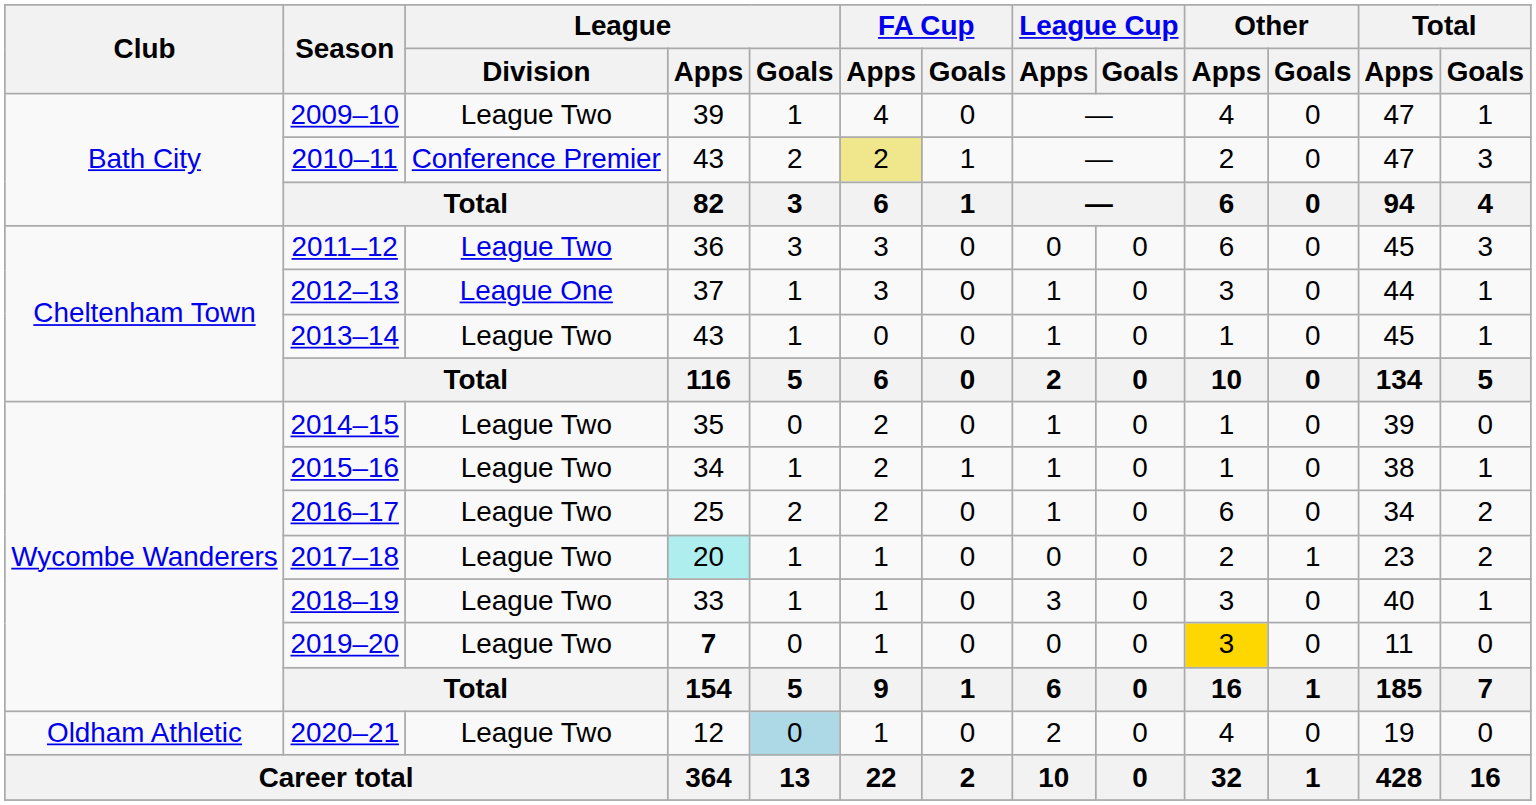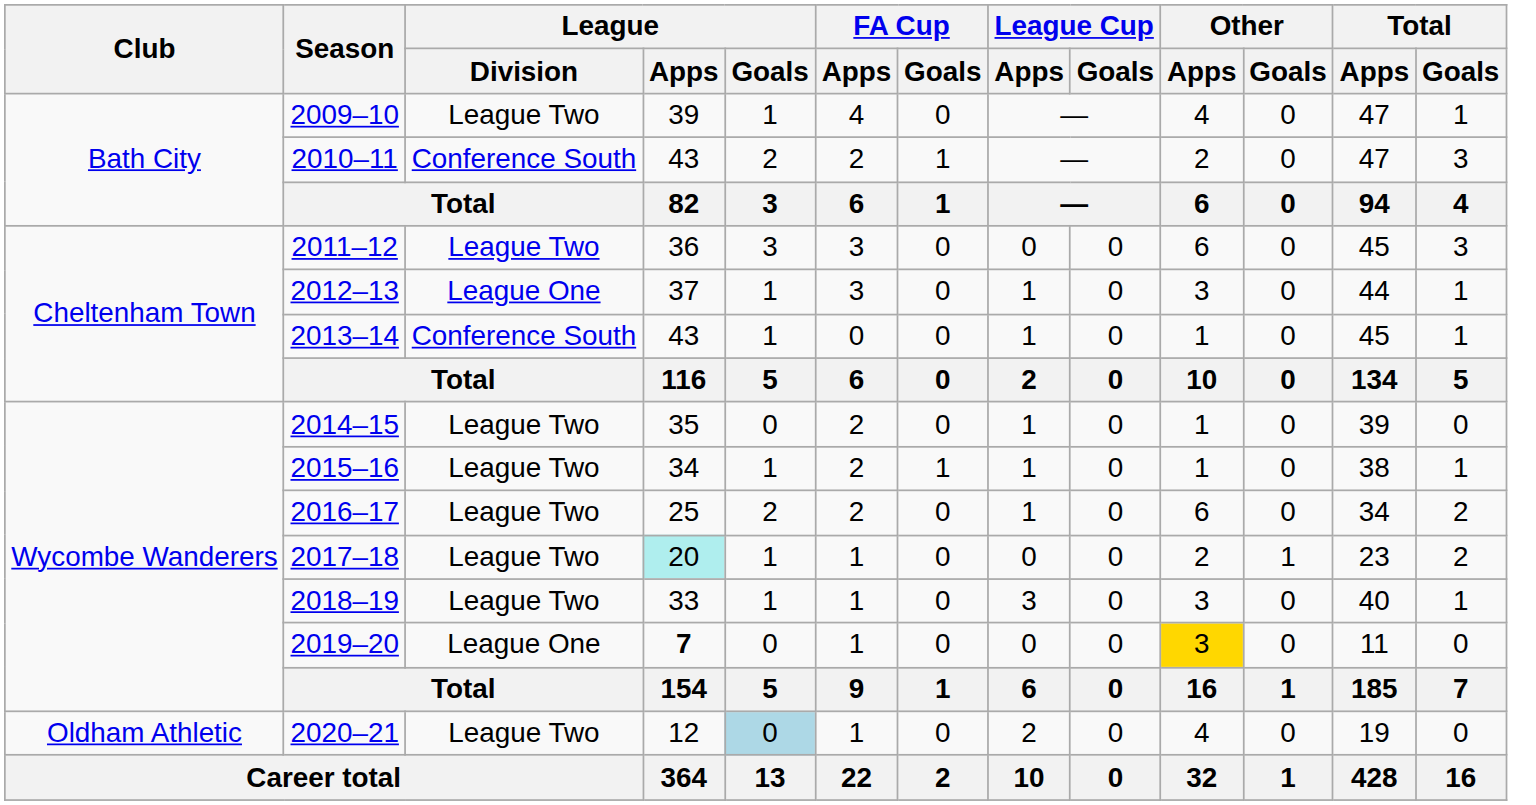(536, 159) Conference Premier -> (524, 159) Conference South
(881, 159) khaki background -> (856, 159) no background
(536, 335) League Two -> (524, 335) Conference South
(536, 644) League Two -> (524, 644) League One
